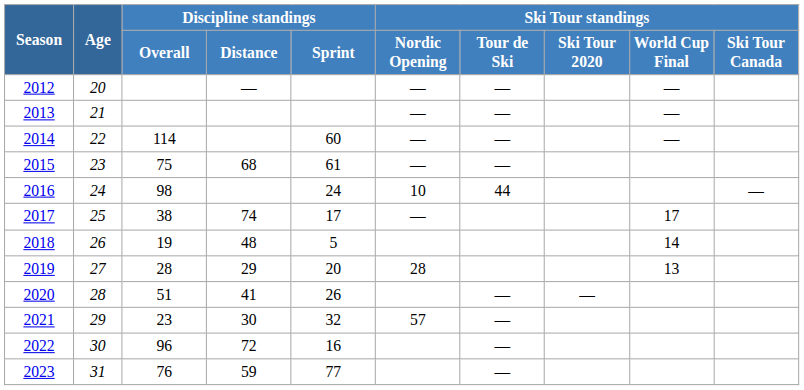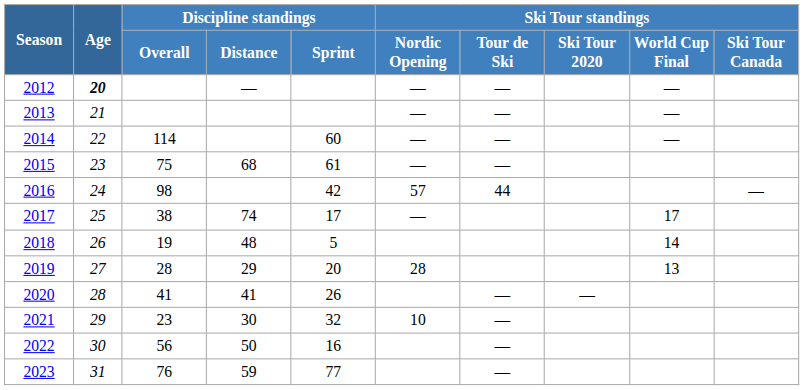(98, 87) normal -> (98, 87) bold
(333, 191) 24 -> (333, 191) 42
(418, 191) 10 -> (418, 191) 57
(164, 294) 51 -> (164, 294) 41
(418, 320) 57 -> (418, 320) 10
(164, 345) 96 -> (164, 345) 56
(249, 345) 72 -> (249, 345) 50
